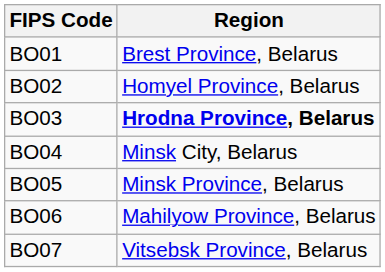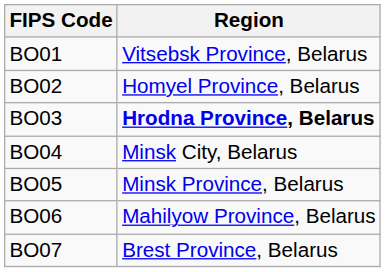(230, 53) Brest Province, Belarus -> (245, 53) Vitsebsk Province, Belarus
(245, 250) Vitsebsk Province, Belarus -> (230, 250) Brest Province, Belarus
